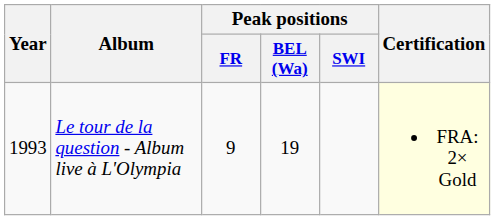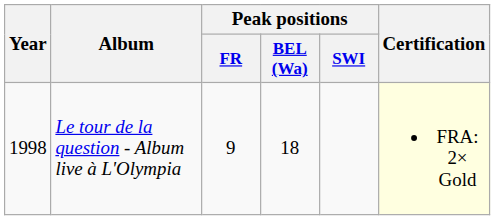(28, 148) 1993 -> (28, 148) 1998
(290, 148) 19 -> (290, 148) 18
